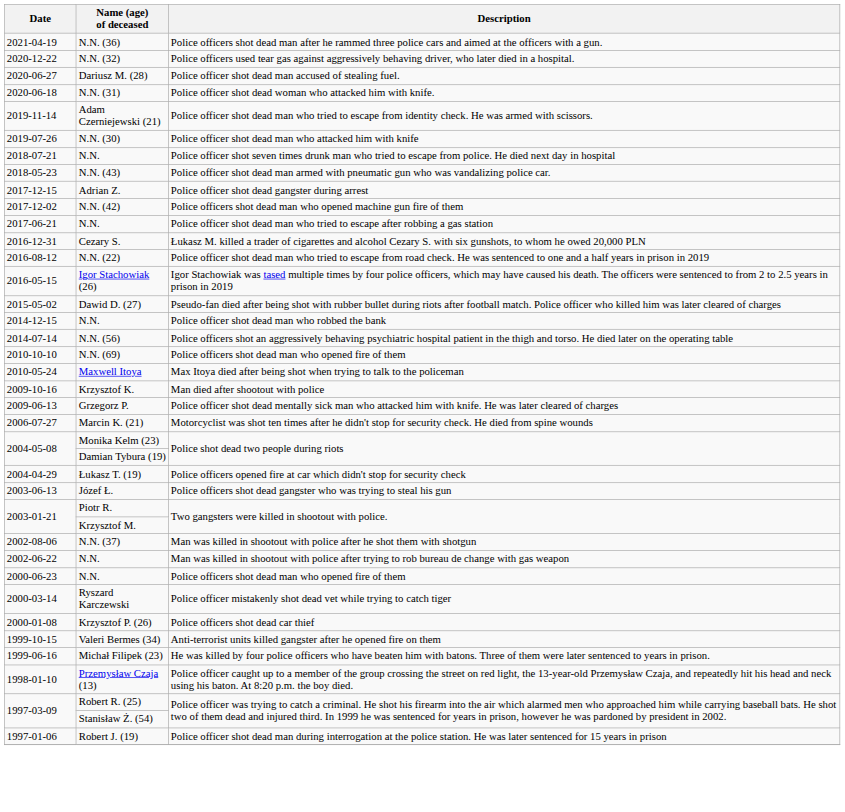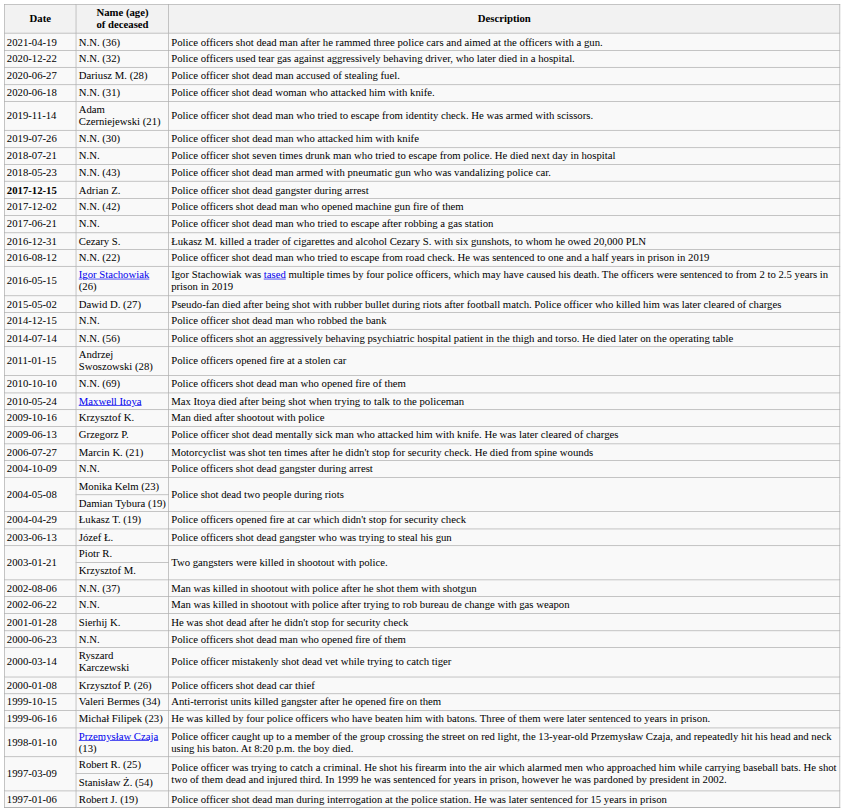(32, 190) normal -> (32, 190) bold
+ row: (116, 361)
+ row: (89, 469)
+ row: (100, 622)
